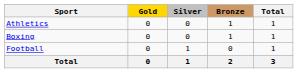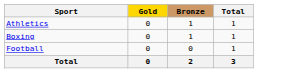- column: (188, 11)
